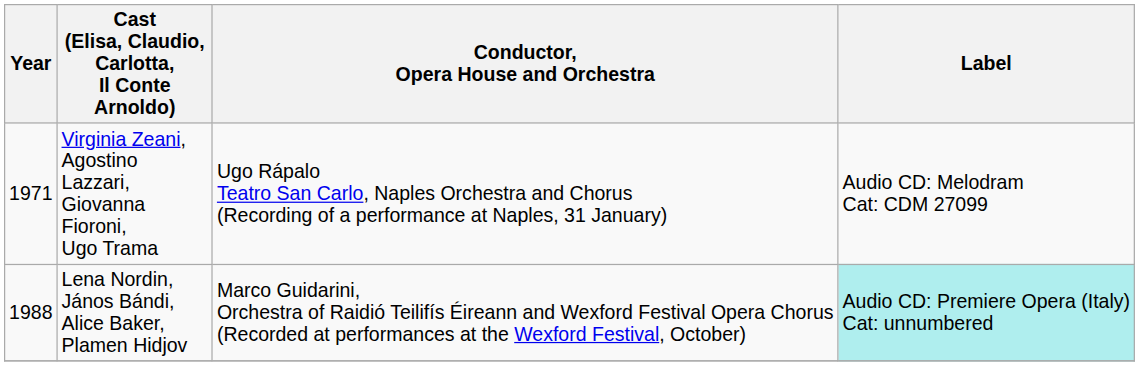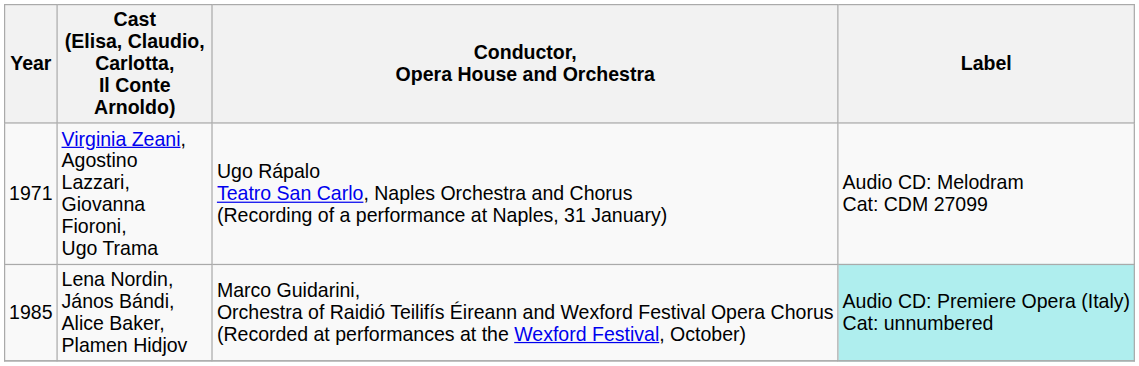(31, 312) 1988 -> (31, 312) 1985
